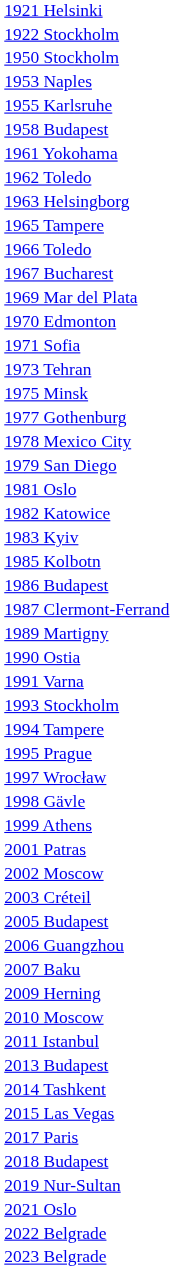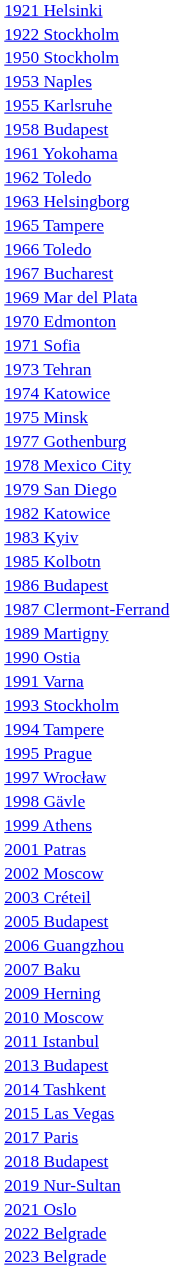+ row: (57, 393)
- row: (40, 489)
